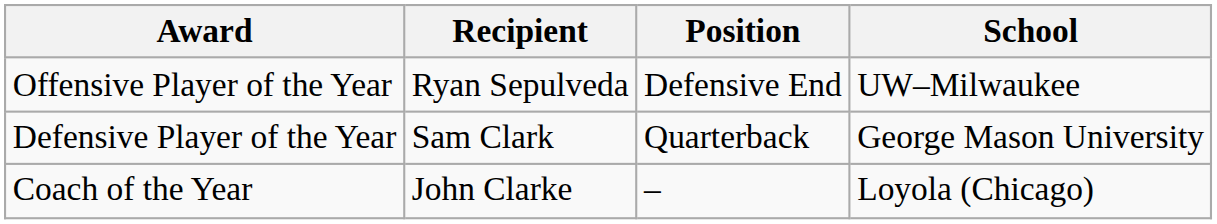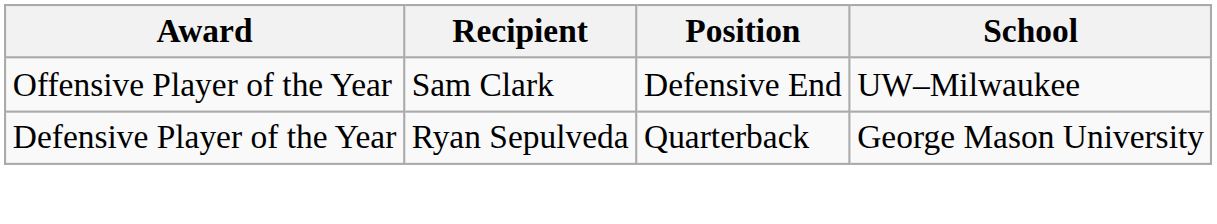(520, 84) Ryan Sepulveda -> (483, 84) Sam Clark
(483, 137) Sam Clark -> (520, 137) Ryan Sepulveda
- row: (133, 190)
